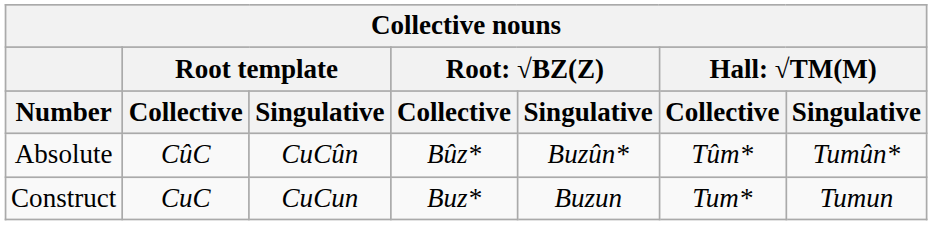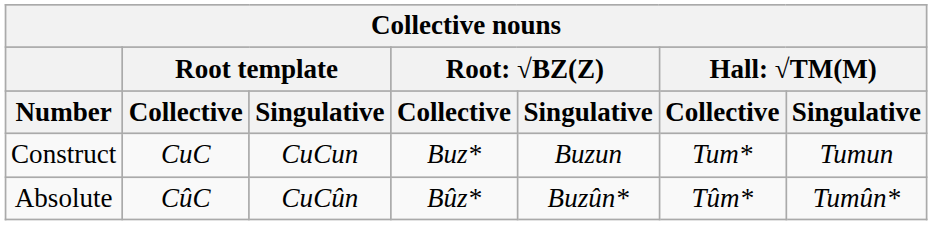rows swapped: (64, 154) <-> (64, 197)
